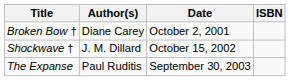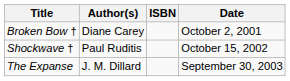columns swapped: (200, 13) <-> (269, 13)
(111, 48) J. M. Dillard -> (112, 48) Paul Ruditis
(112, 66) Paul Ruditis -> (111, 66) J. M. Dillard
